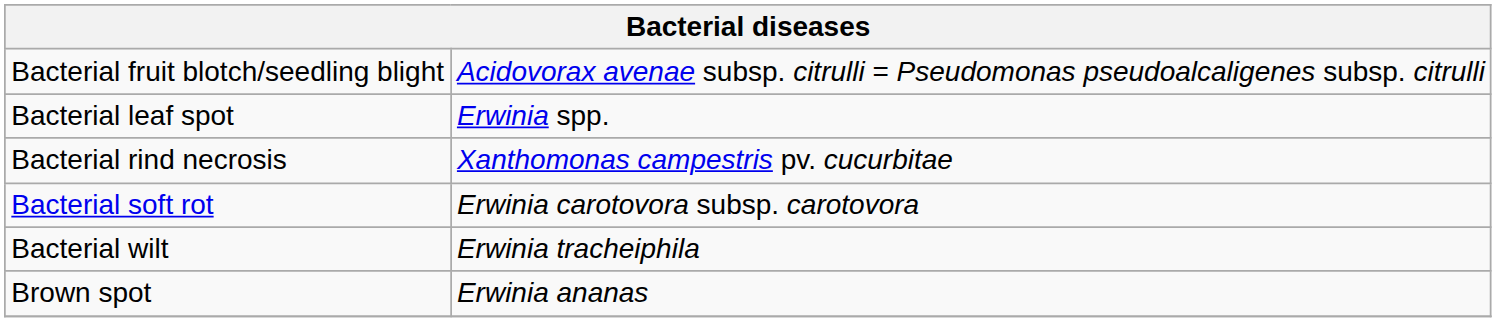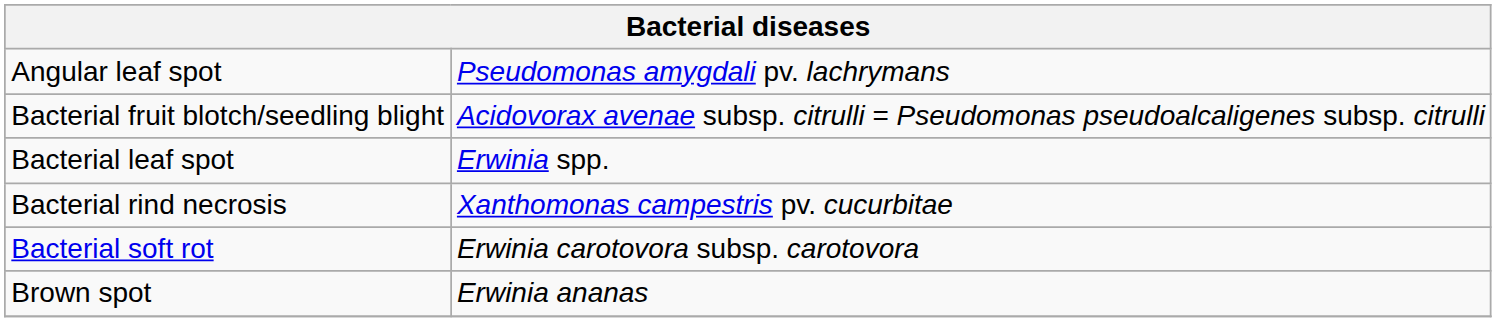+ row: (116, 71)
- row: (90, 248)
